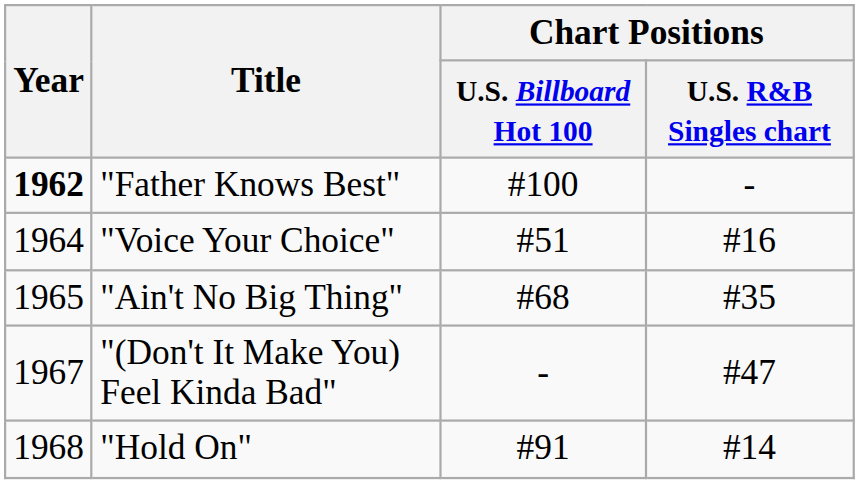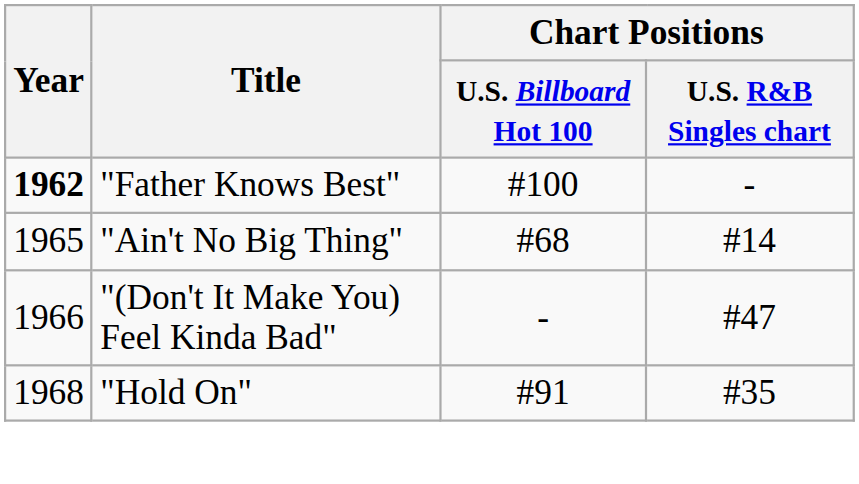- row: (247, 240)
(749, 296) #35 -> (749, 240) #14
(49, 372) 1967 -> (49, 316) 1966
(749, 448) #14 -> (749, 392) #35
